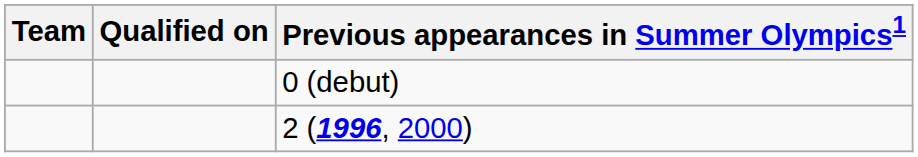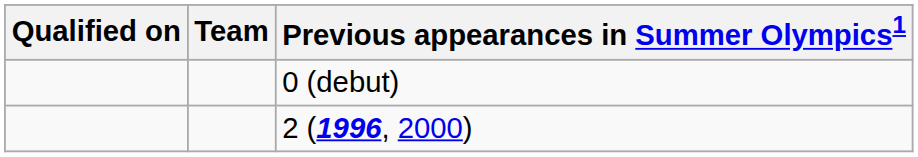columns swapped: (49, 31) <-> (184, 31)
